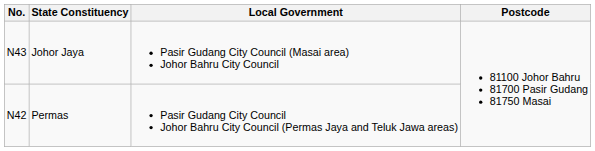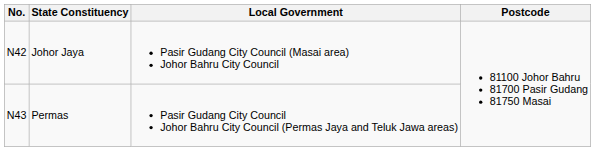(17, 52) N43 -> (17, 52) N42
(17, 115) N42 -> (17, 115) N43
